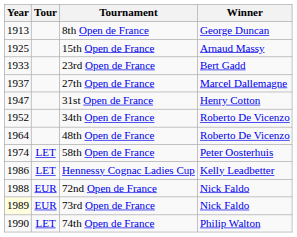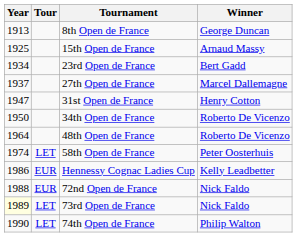(18, 65) 1933 -> (18, 65) 1934
(18, 118) 1952 -> (18, 118) 1950
(46, 170) LET -> (46, 170) EUR
(46, 205) EUR -> (46, 205) LET
